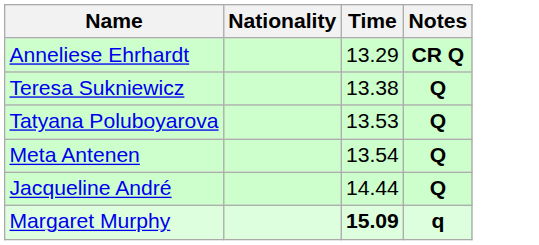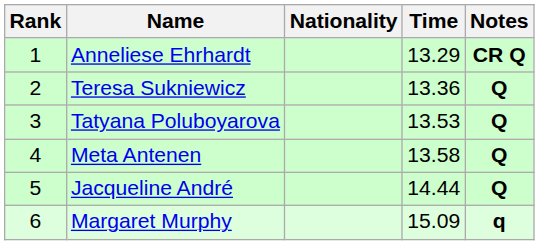+ column: (35, 21)
(372, 88) 13.38 -> (434, 88) 13.36
(372, 155) 13.54 -> (434, 155) 13.58
(372, 222) bold -> (434, 222) normal
